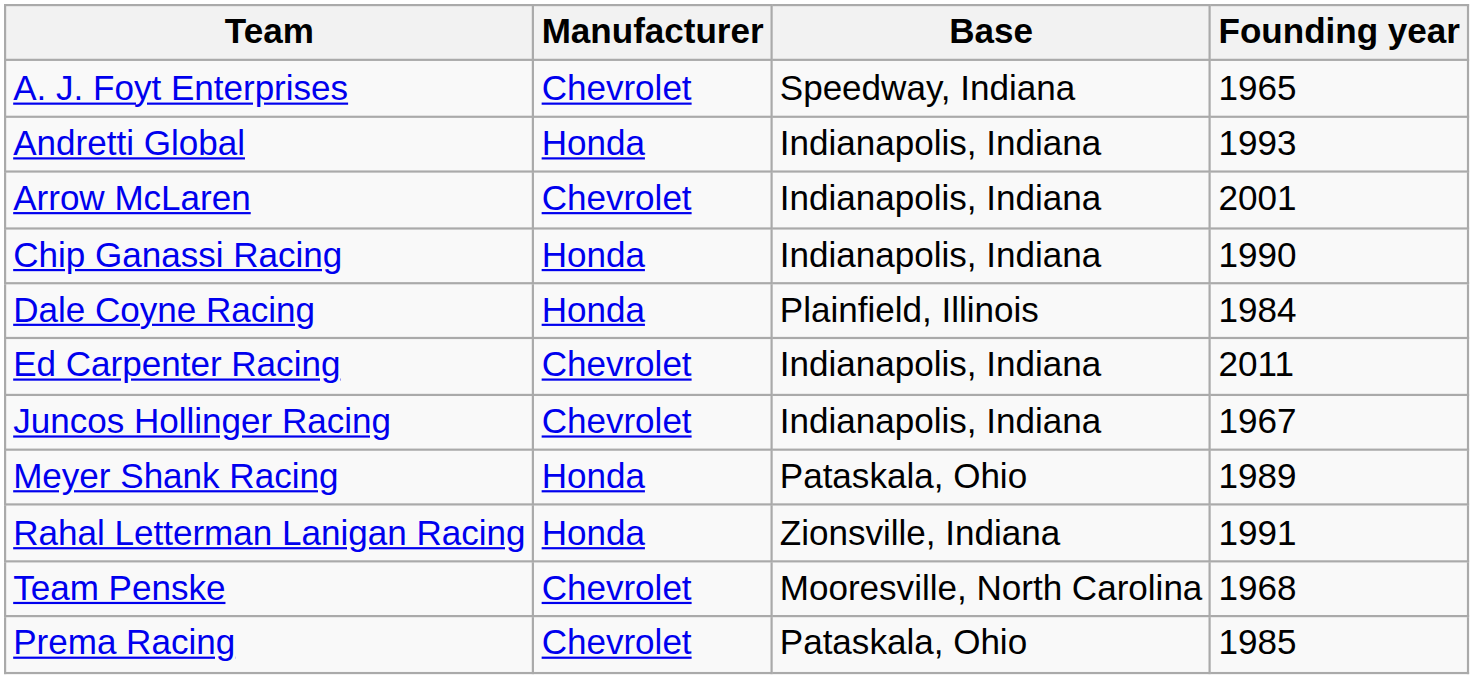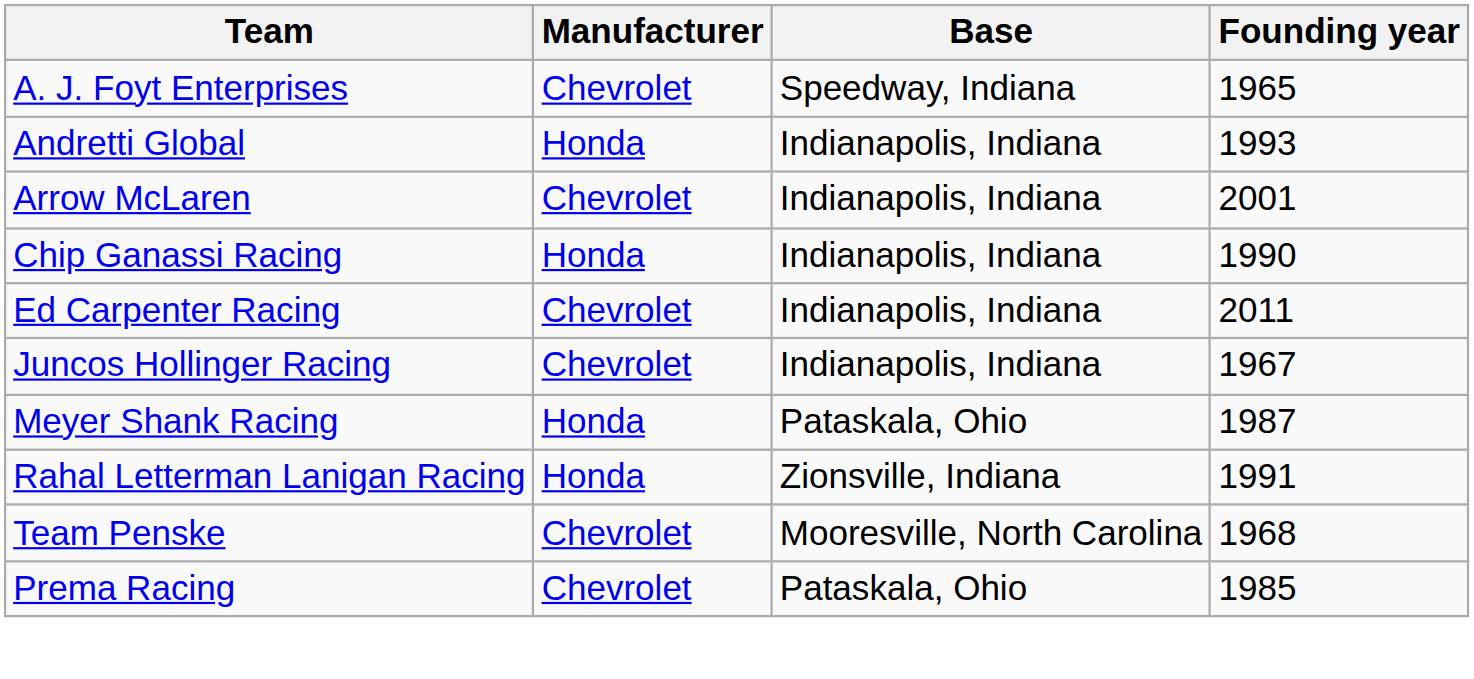- row: (164, 310)
(1258, 476) 1989 -> (1258, 421) 1987
